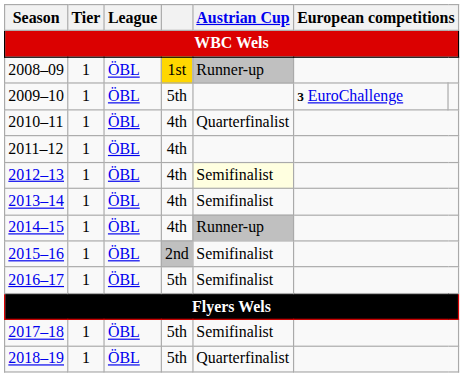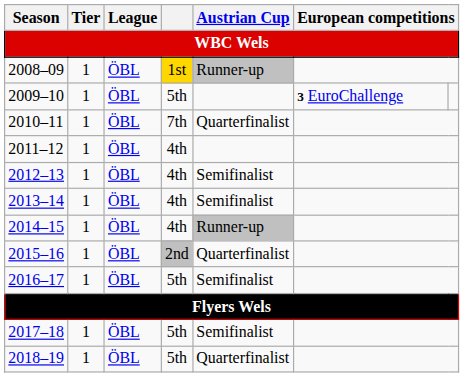(177, 122) 4th -> (177, 122) 7th
(235, 174) lightyellow background -> (235, 174) no background
(235, 253) Semifinalist -> (243, 253) Quarterfinalist
